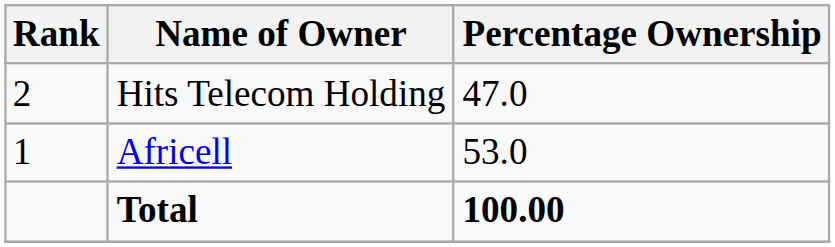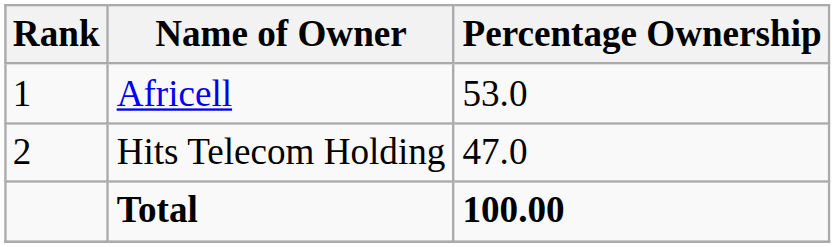rows swapped: (174, 151) <-> (281, 92)
